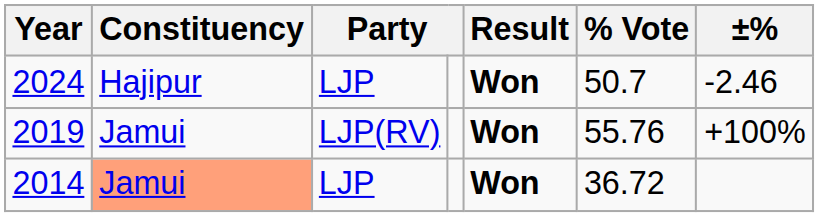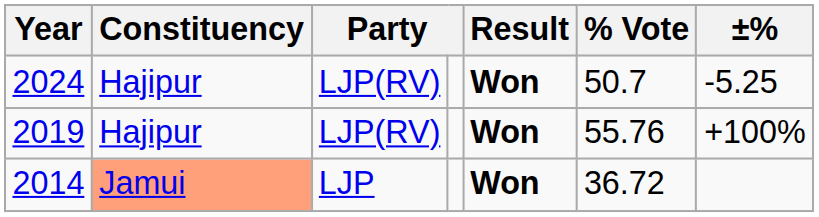(347, 81) LJP -> (380, 81) LJP(RV)
(741, 81) -2.46 -> (741, 81) -5.25
(142, 132) Jamui -> (150, 132) Hajipur
